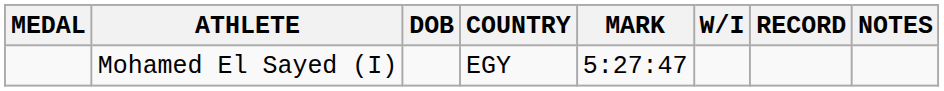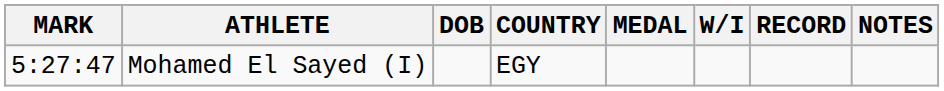columns swapped: (48, 25) <-> (635, 25)
